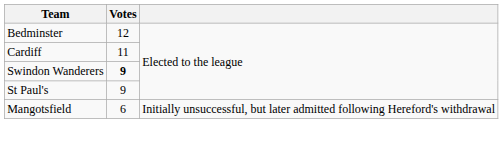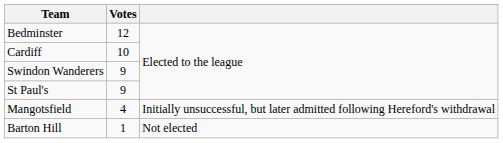(123, 52) 11 -> (123, 52) 10
(123, 71) bold -> (123, 71) normal
(123, 109) 6 -> (123, 109) 4
+ row: (34, 128)
